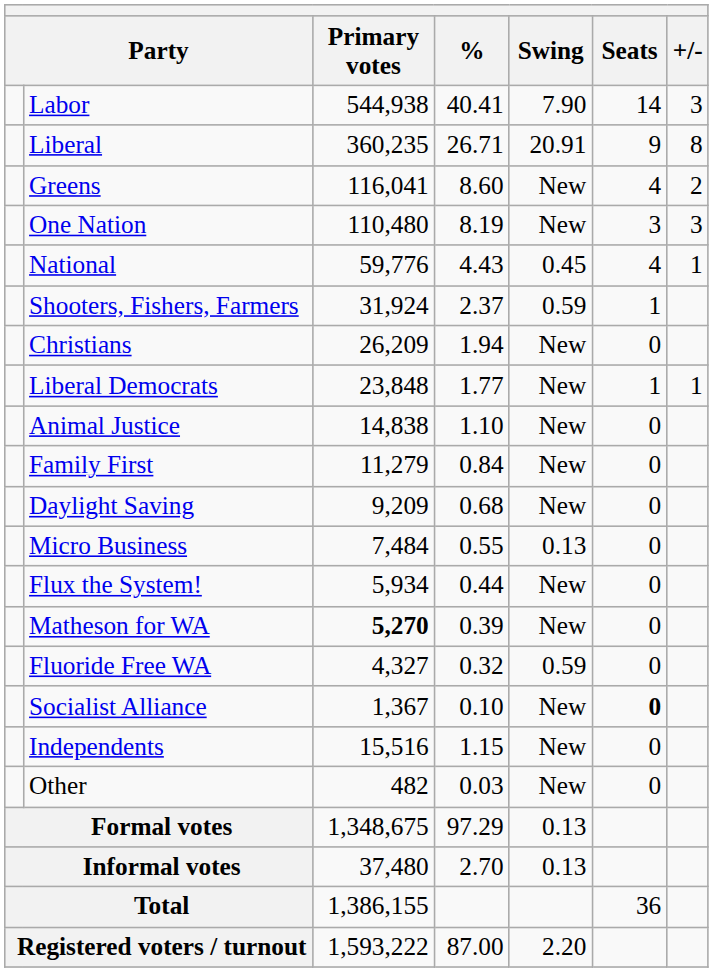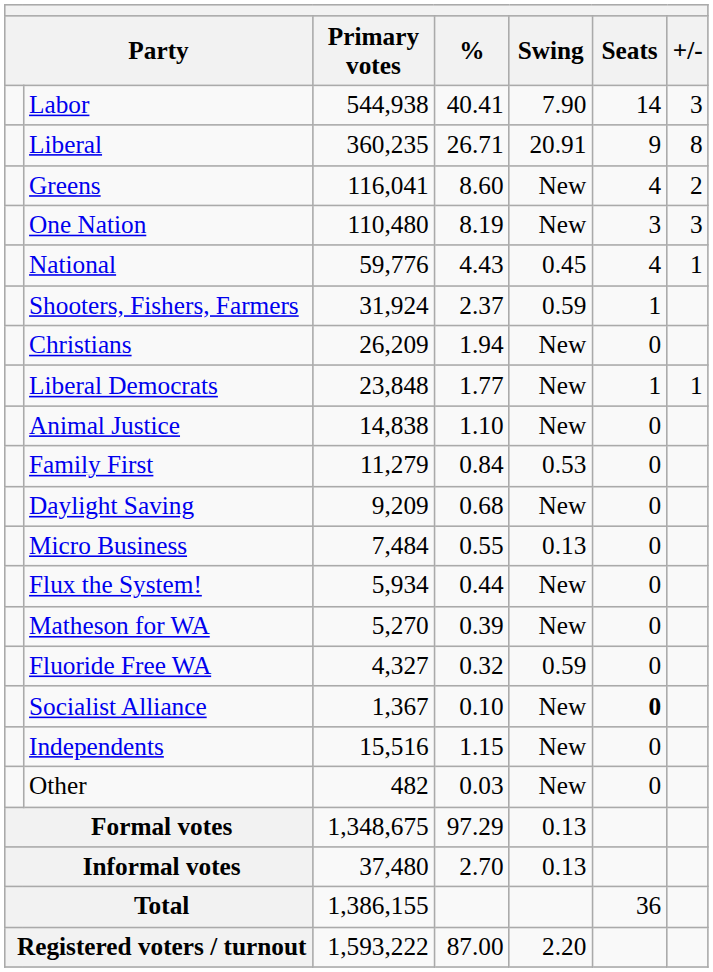(562, 465) New -> (564, 465) 0.53
(400, 625) bold -> (400, 625) normal
